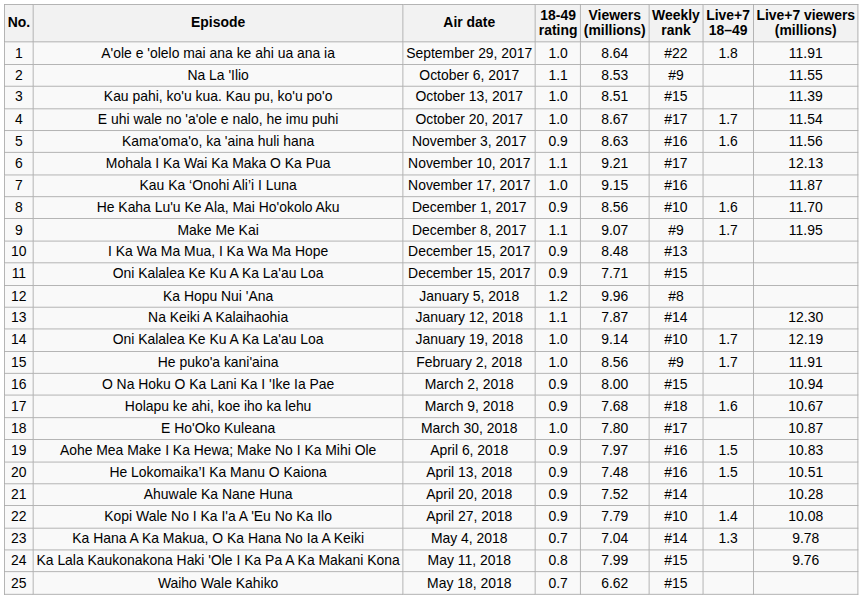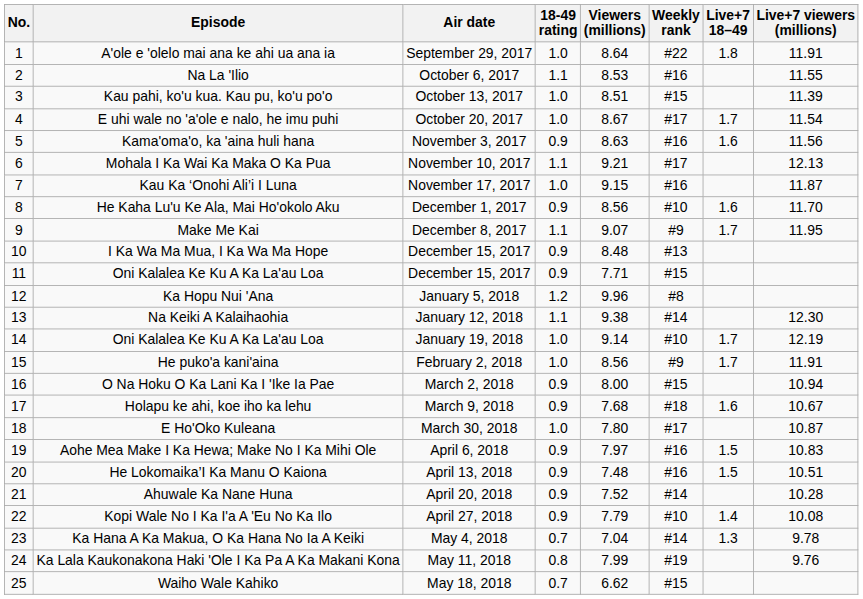(676, 75) #9 -> (676, 75) #16
(615, 318) 7.87 -> (615, 318) 9.38
(676, 561) #15 -> (676, 561) #19
